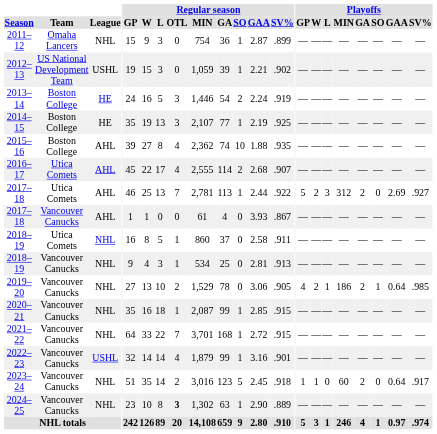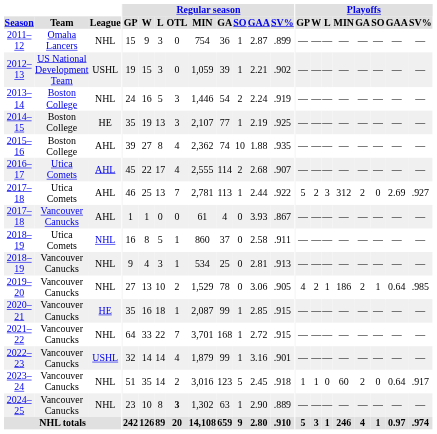(105, 99) HE -> (105, 99) NHL
(105, 311) NHL -> (105, 311) HE
